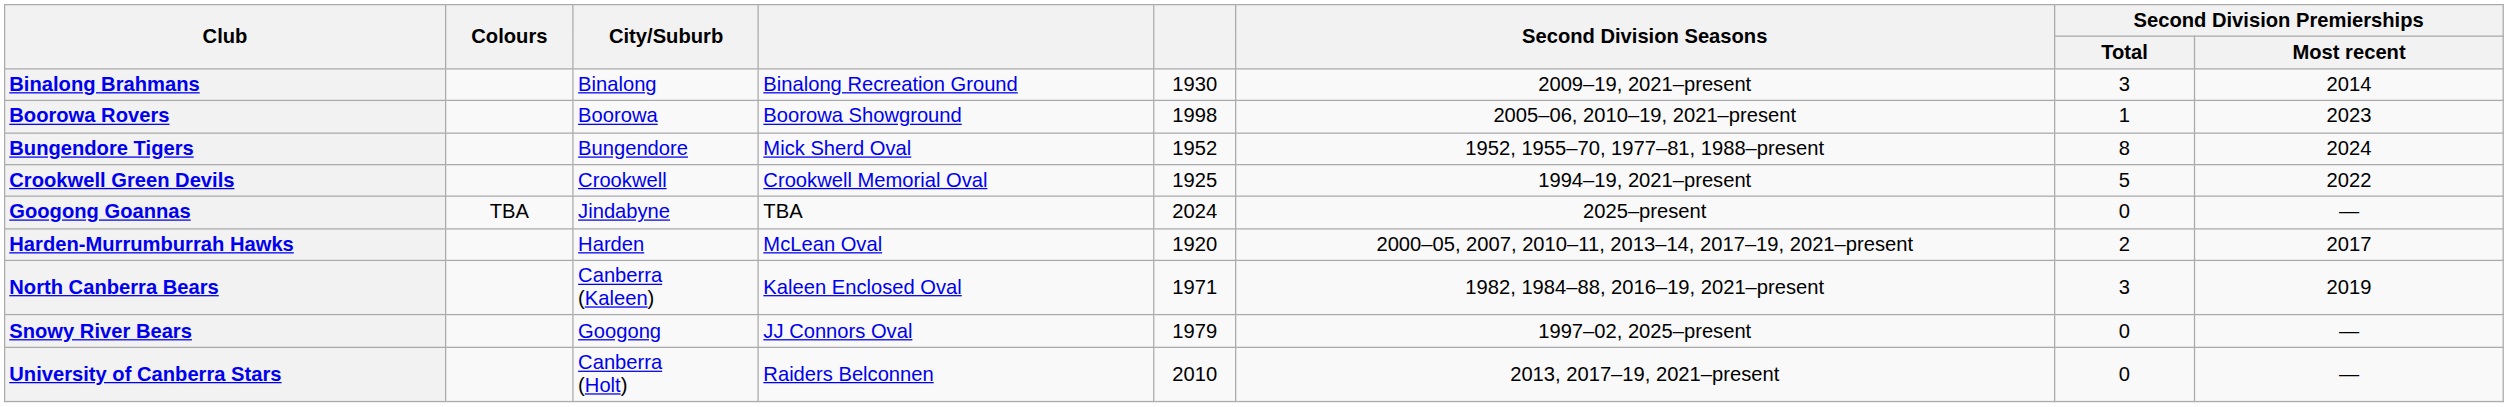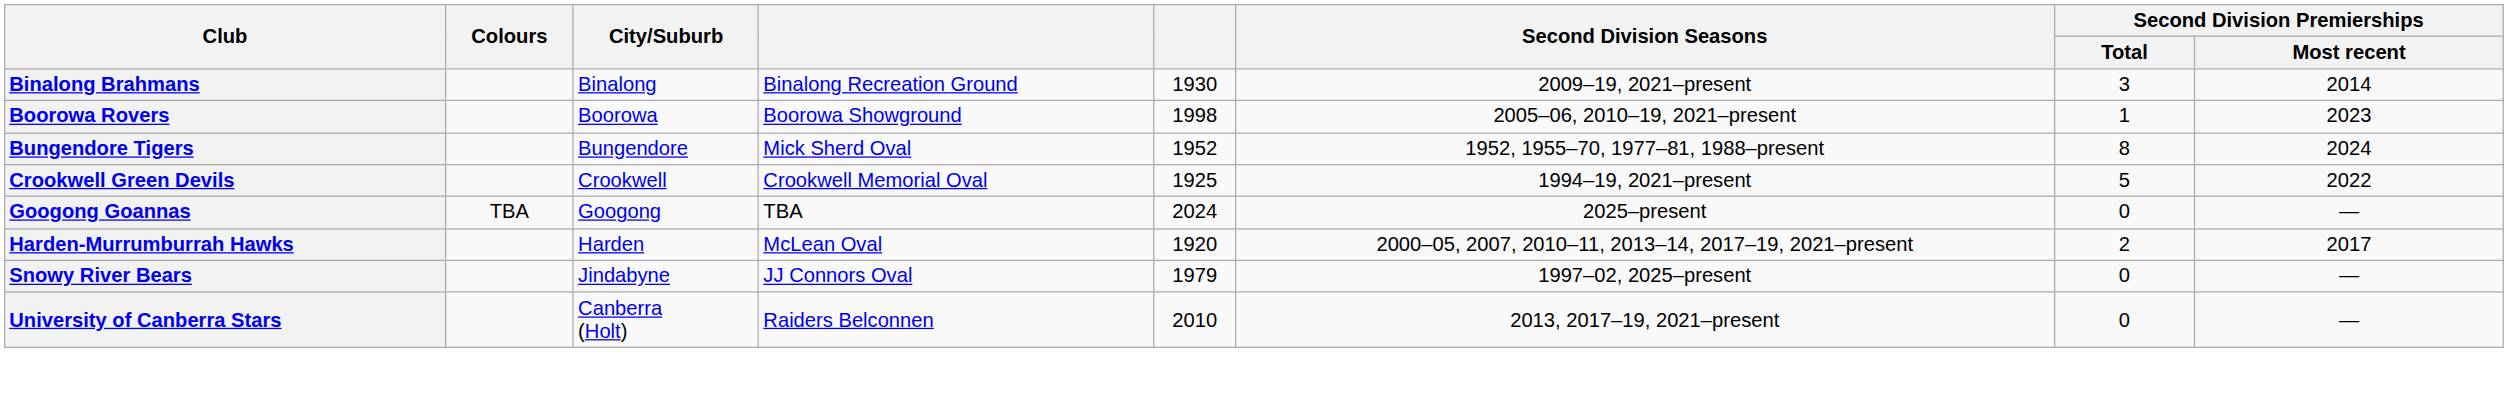(624, 212) Jindabyne -> (620, 212) Googong
- row: (114, 287)
(620, 330) Googong -> (624, 276) Jindabyne
